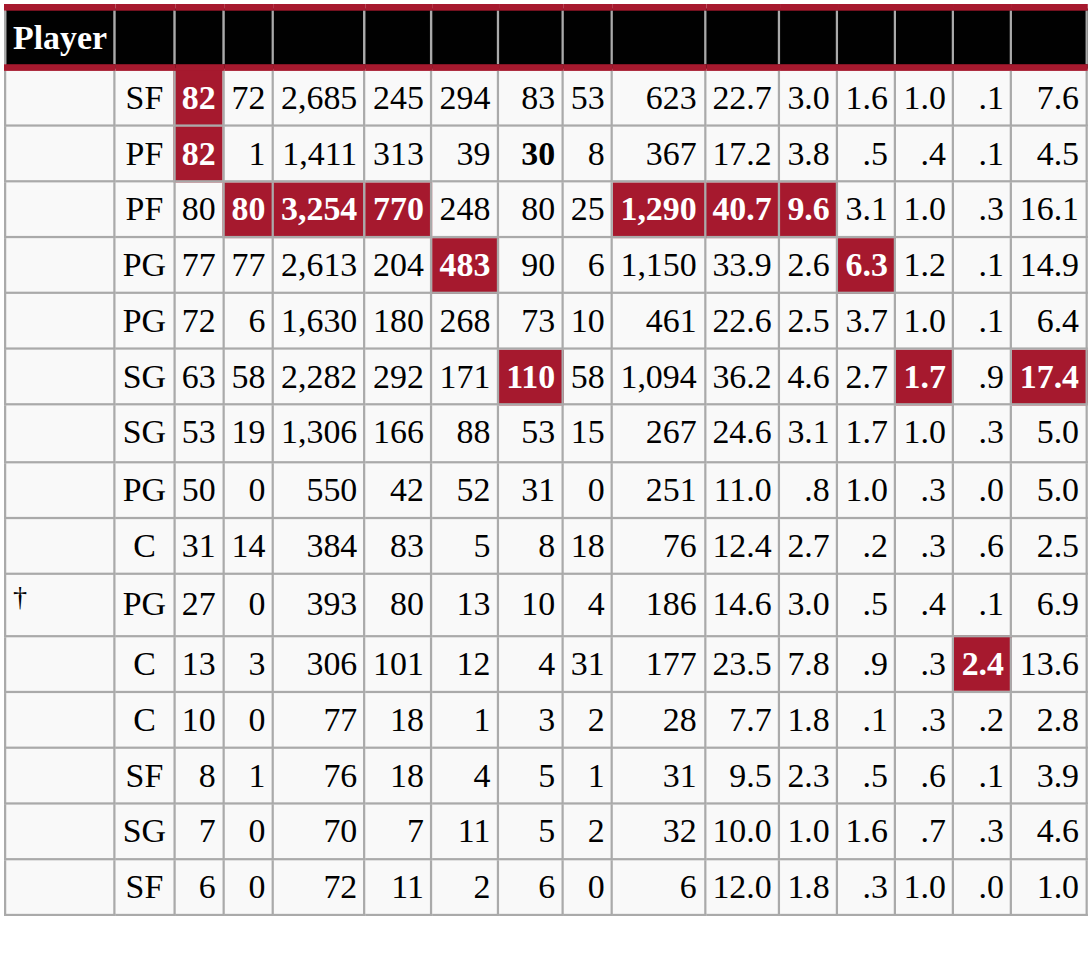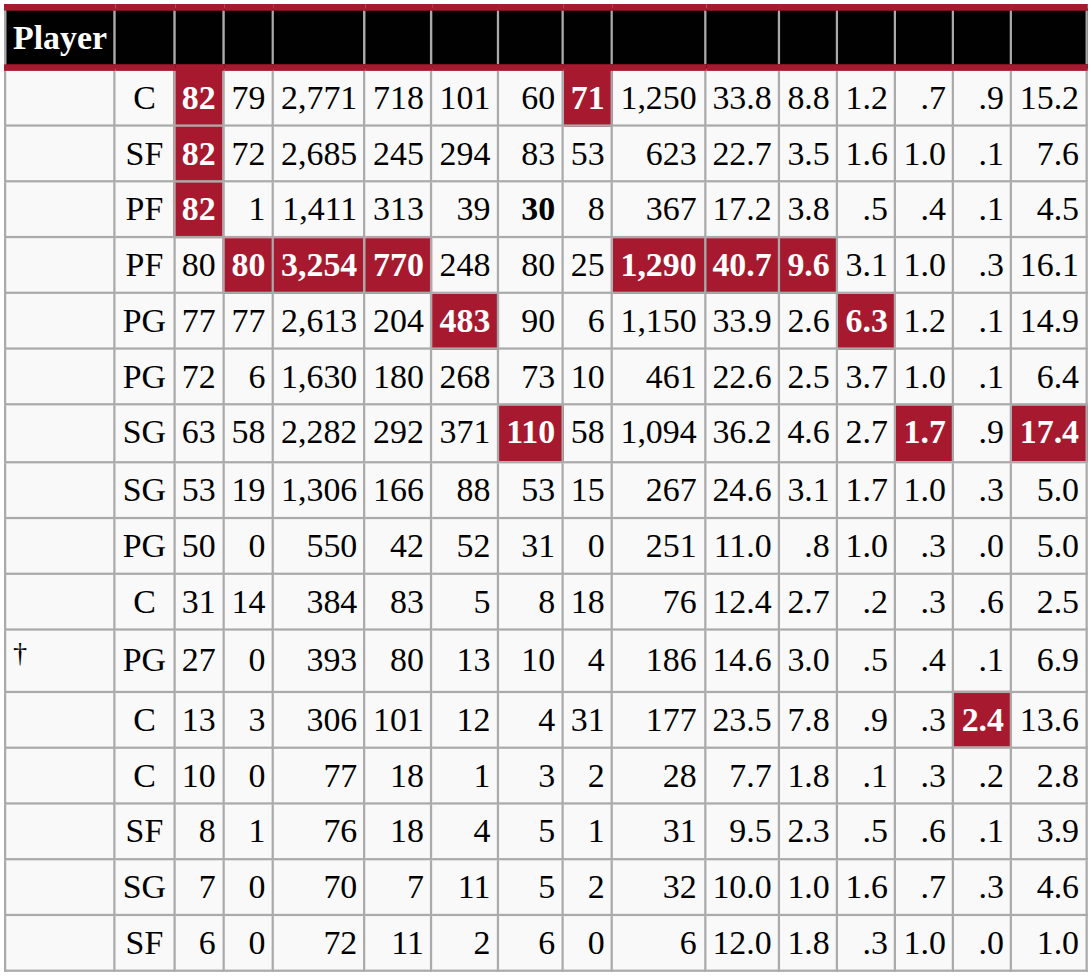+ row: (199, 97)
(809, 97) 3.0 -> (809, 153) 3.5
(465, 376) 171 -> (465, 432) 371
